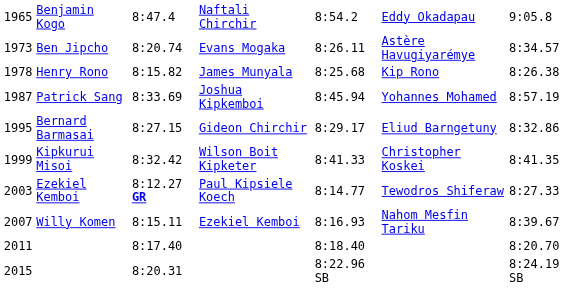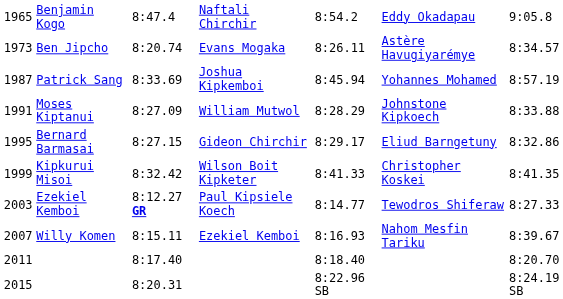- row: (18, 72)
+ row: (18, 110)
